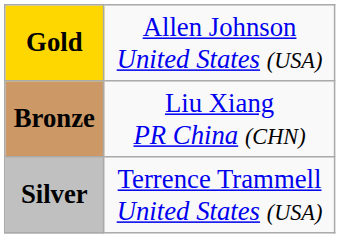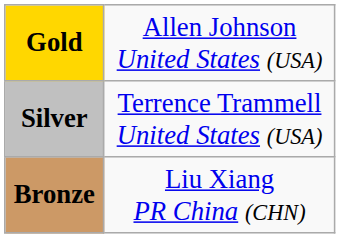rows swapped: (54, 194) <-> (54, 118)
